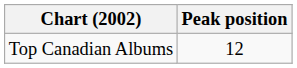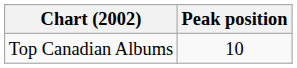(235, 48) 12 -> (235, 48) 10
